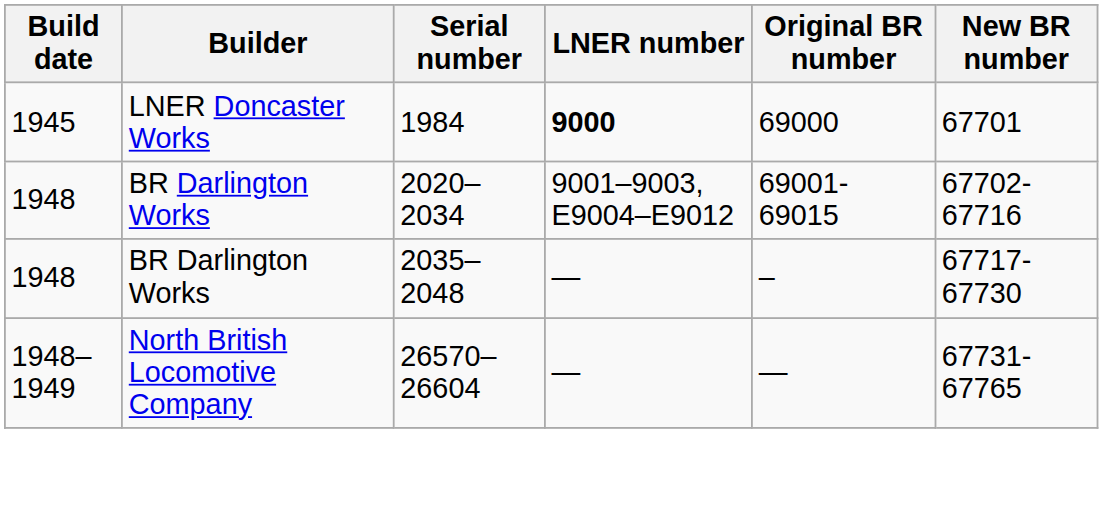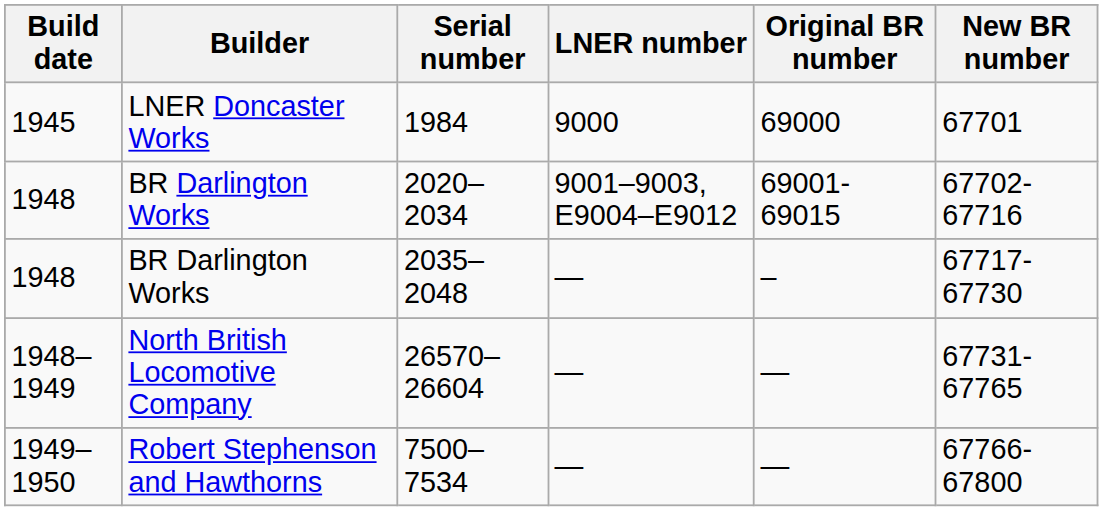(583, 121) bold -> (587, 121) normal
+ row: (444, 466)
